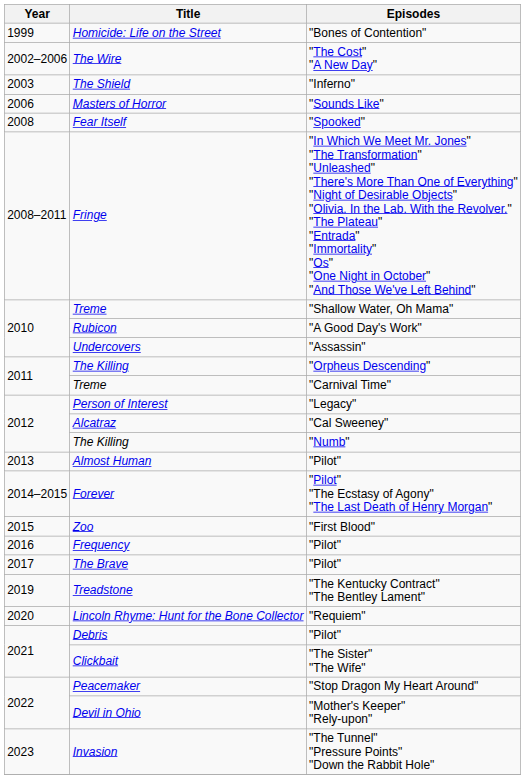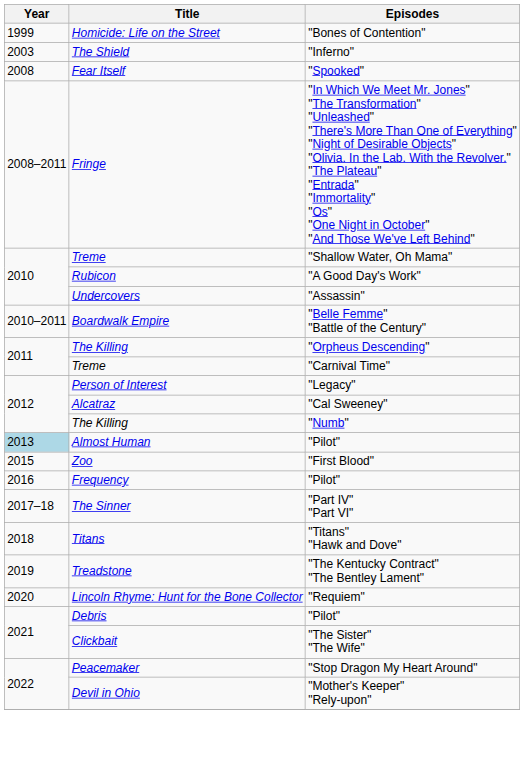- row: (97, 58)
- row: (119, 103)
+ row: (121, 321)
(20, 461) no background -> (20, 442) lightblue background
- row: (93, 494)
+ row: (101, 506)
- row: (100, 564)
+ row: (88, 538)
- row: (95, 751)
